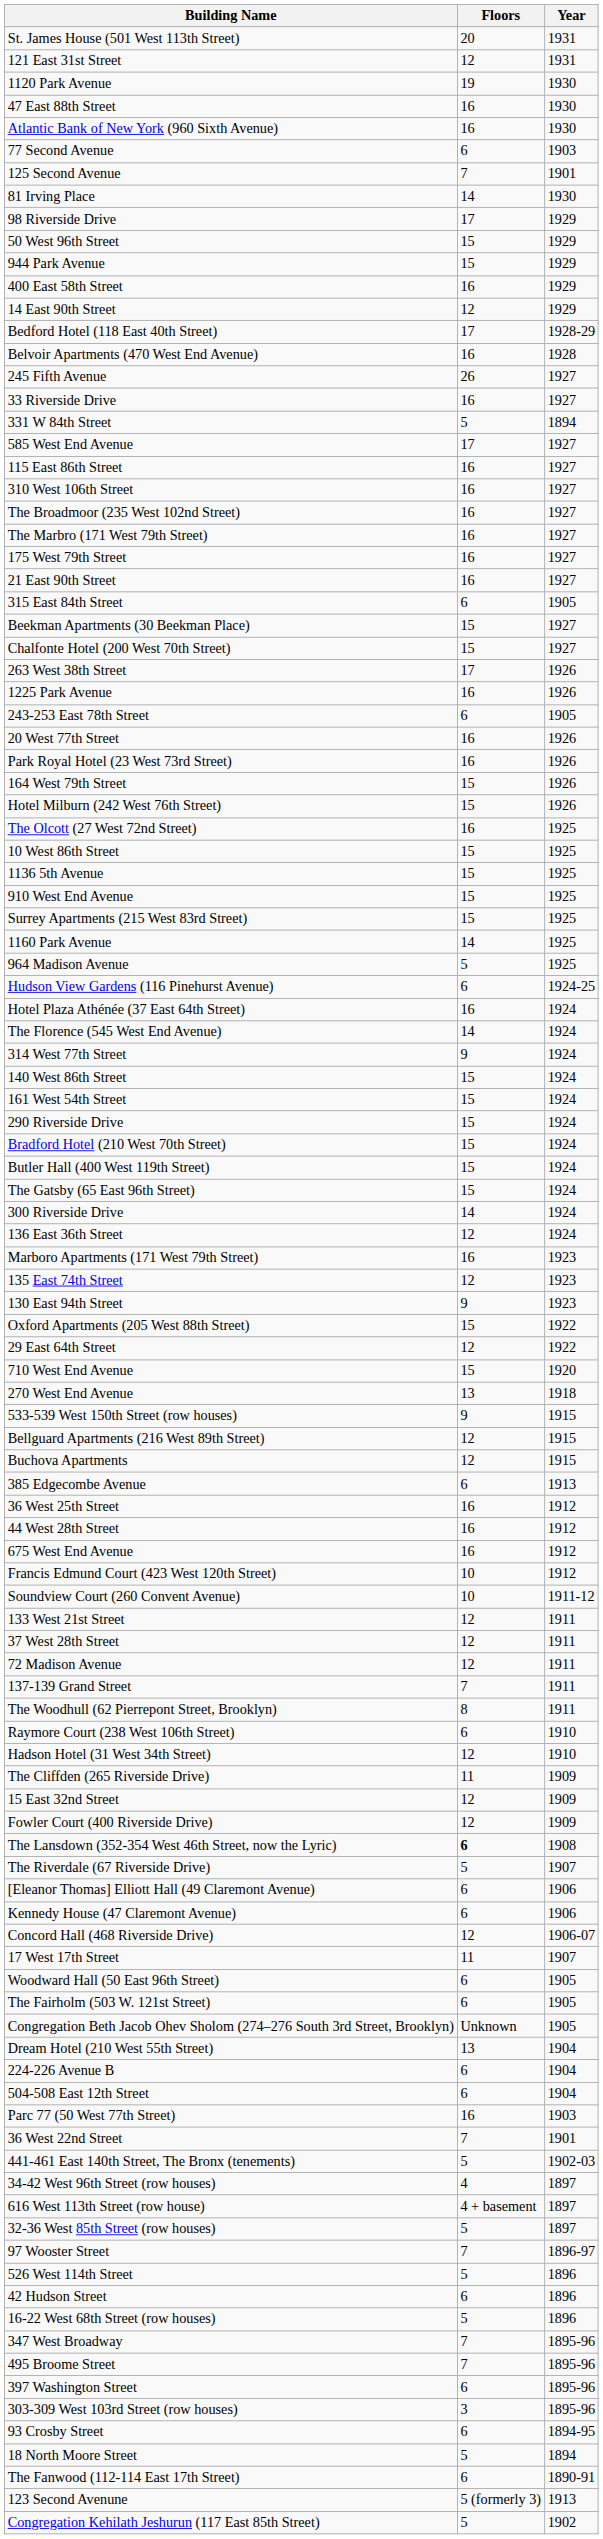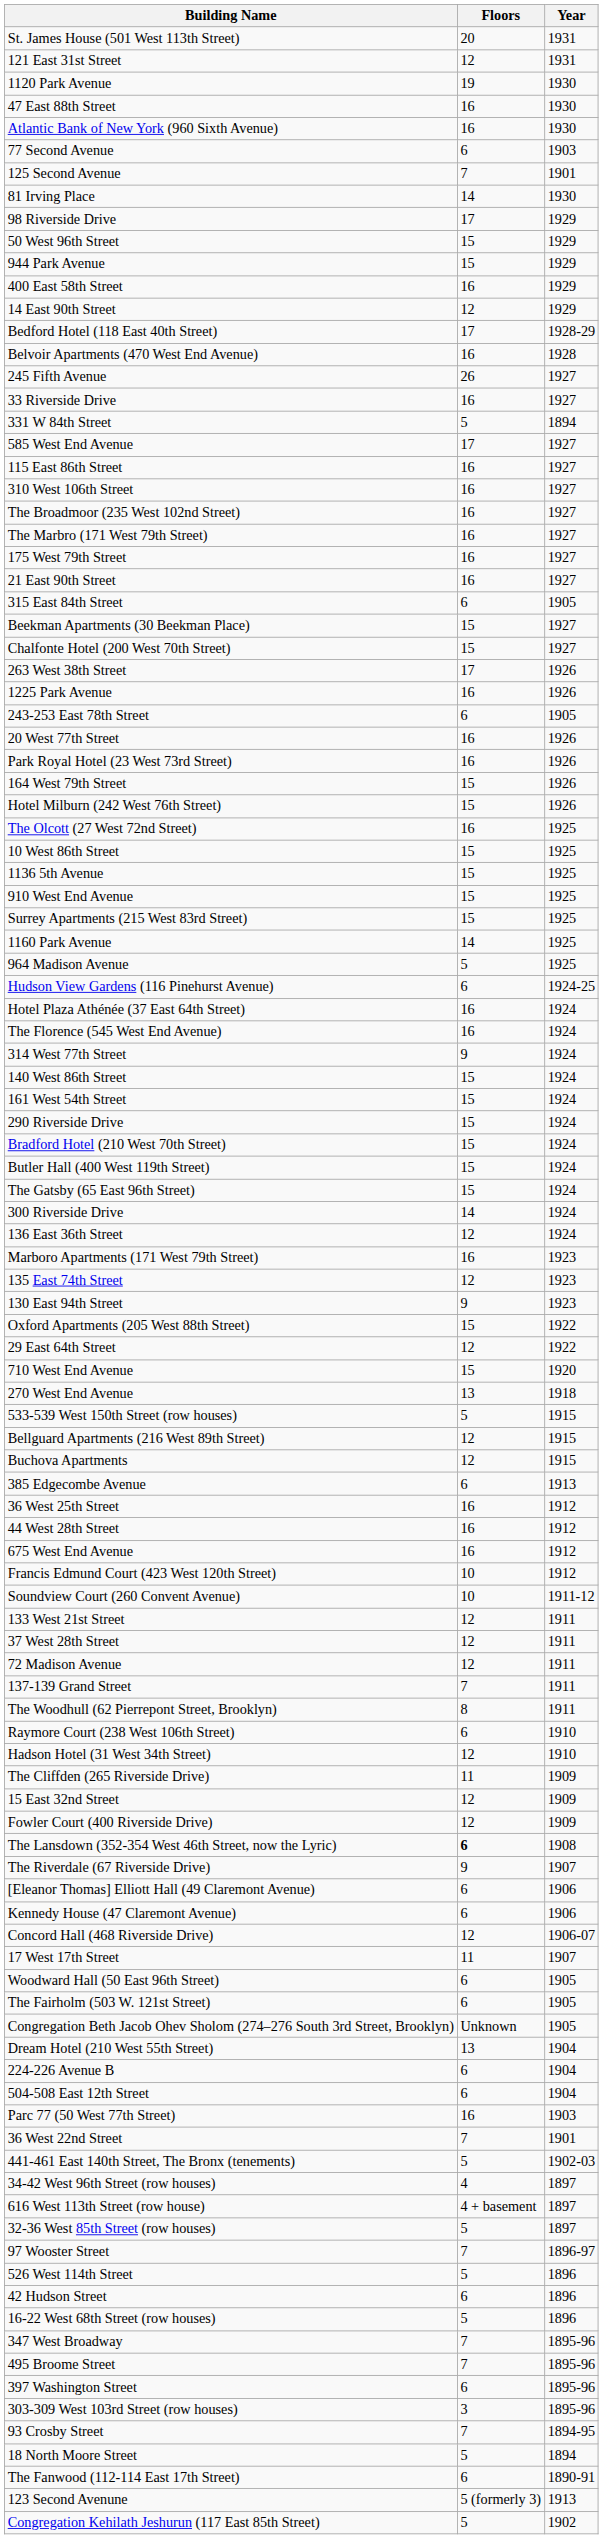(468, 1032) 14 -> (468, 1032) 16
(464, 1415) 9 -> (464, 1415) 5
(464, 1867) 5 -> (464, 1867) 9
(464, 2432) 6 -> (464, 2432) 7
